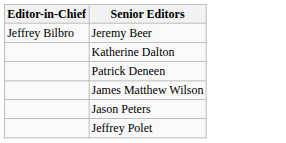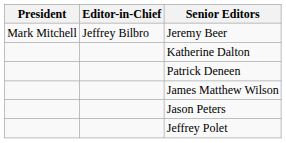+ column: (42, 14)
